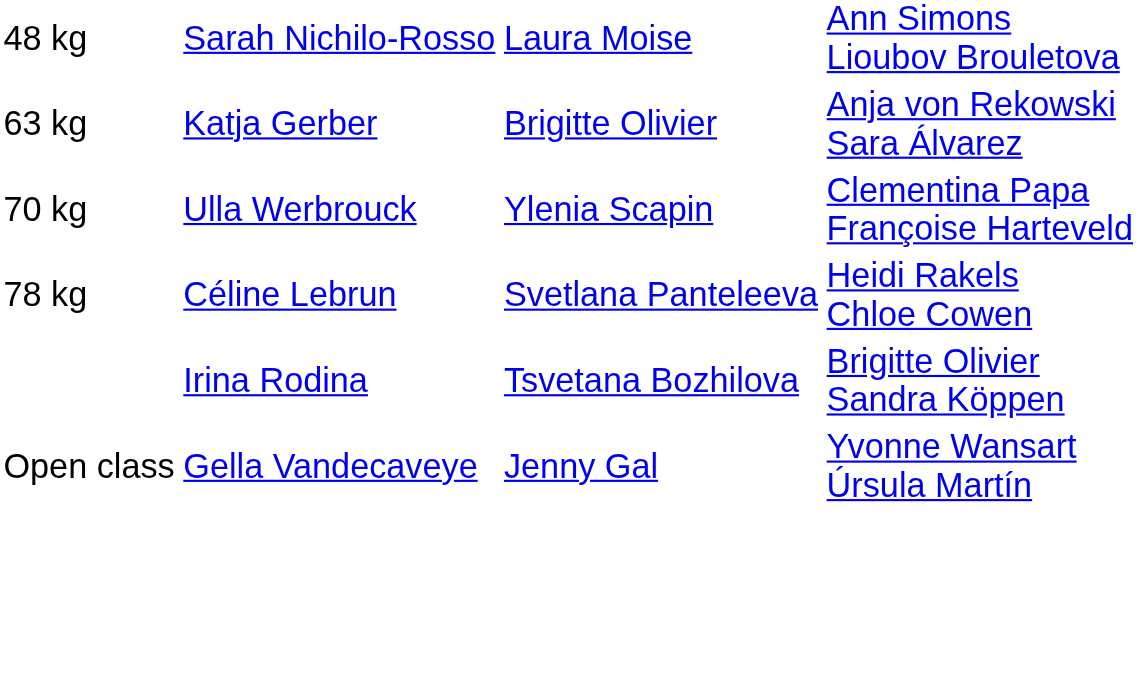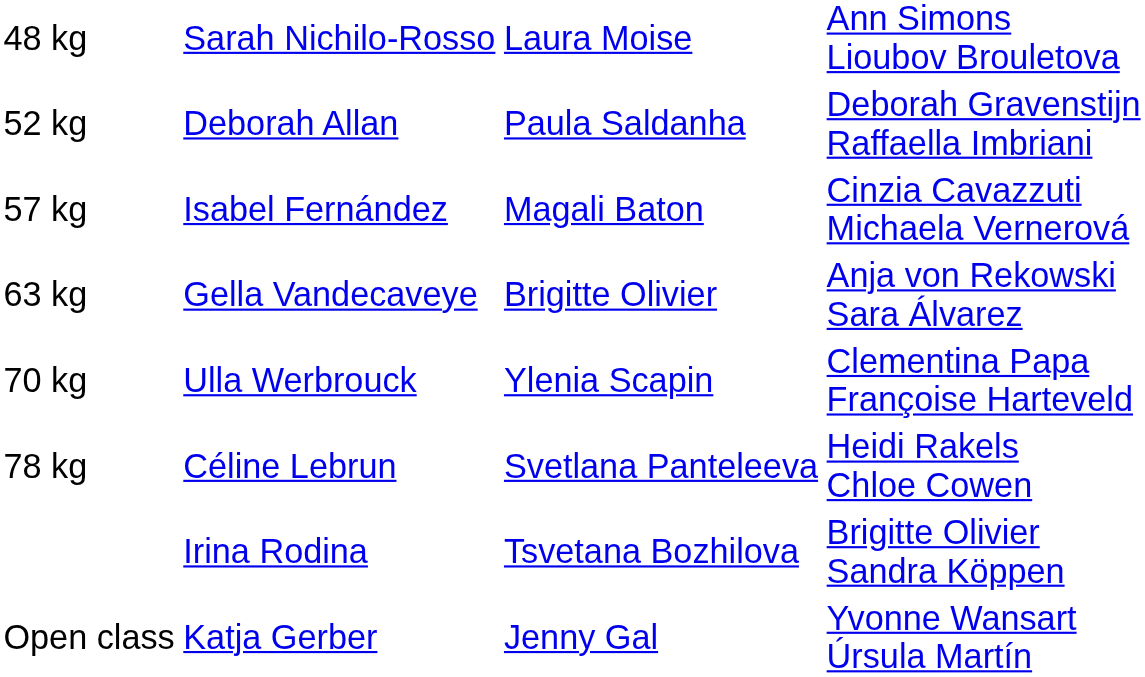+ row: (45, 123)
+ row: (45, 209)
(280, 123) Katja Gerber -> (330, 295) Gella Vandecaveye
(330, 466) Gella Vandecaveye -> (280, 637) Katja Gerber
